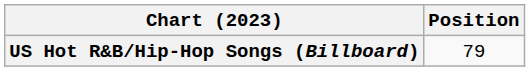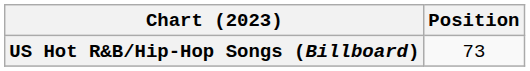(474, 51) 79 -> (474, 51) 73
